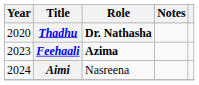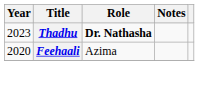(19, 32) 2020 -> (19, 32) 2023
(19, 51) 2023 -> (19, 51) 2020
(102, 51) bold -> (101, 51) normal
- row: (58, 70)
